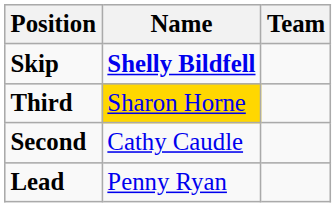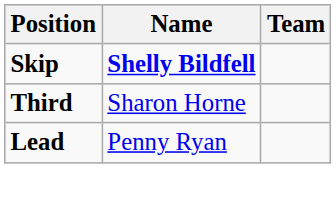(177, 102) gold background -> (177, 102) no background
- row: (48, 142)
